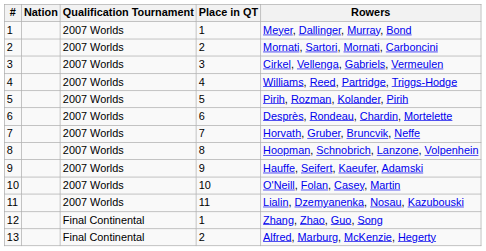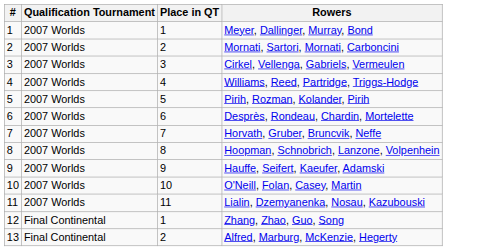- column: (41, 13)
